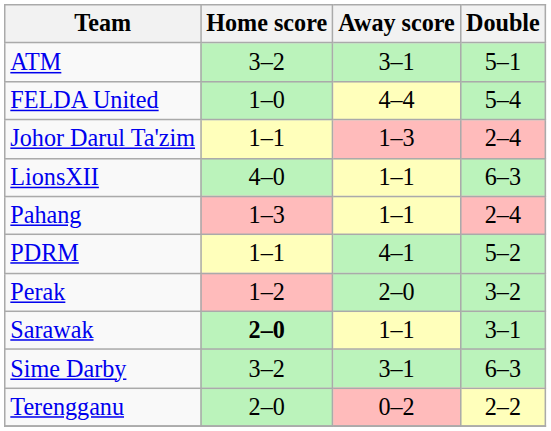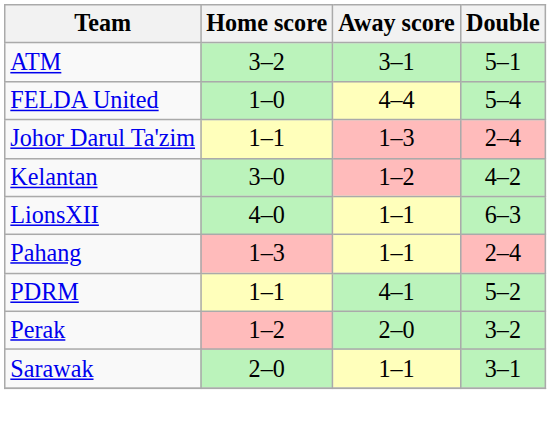+ row: (54, 176)
(267, 330) bold -> (267, 368) normal
- row: (68, 368)
- row: (67, 406)
